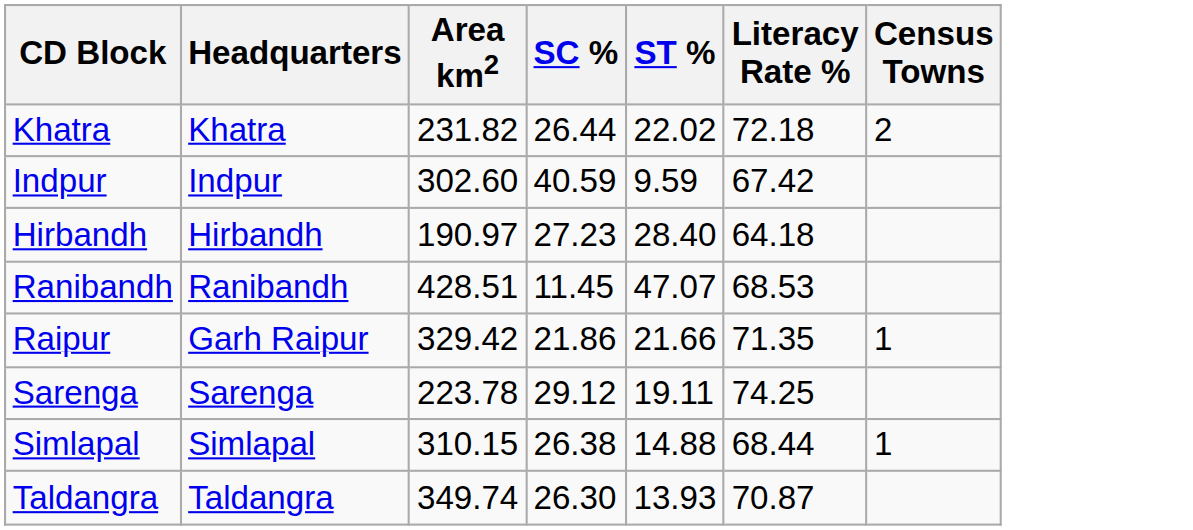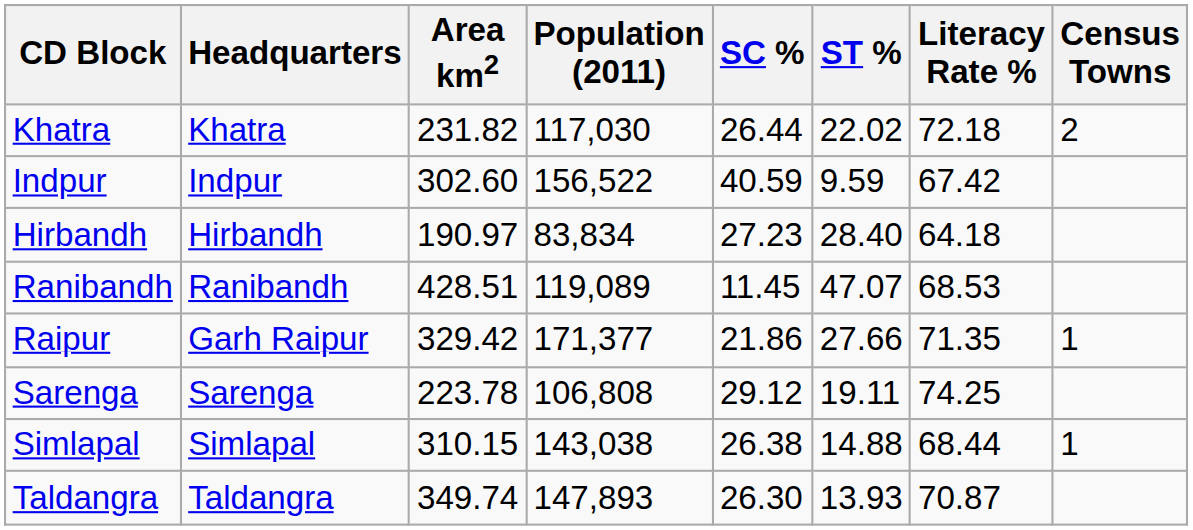+ column: (619, 53)
(675, 339) 21.66 -> (861, 339) 27.66
